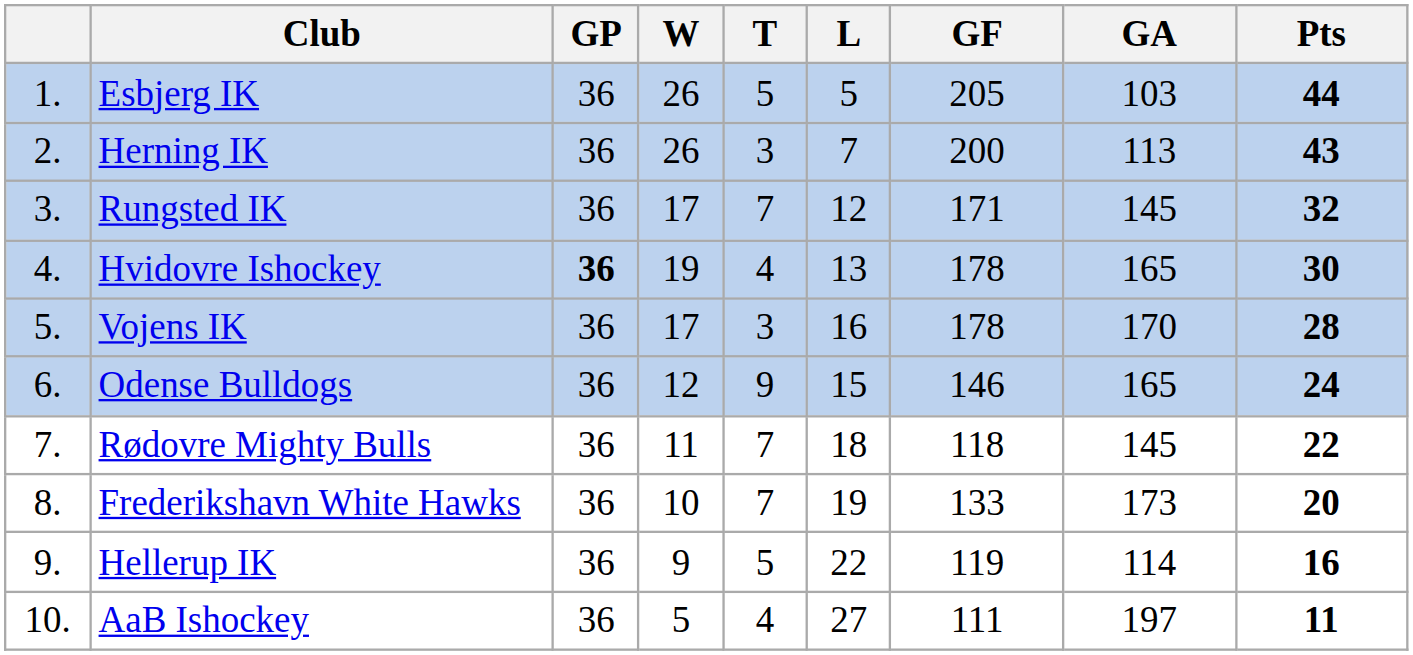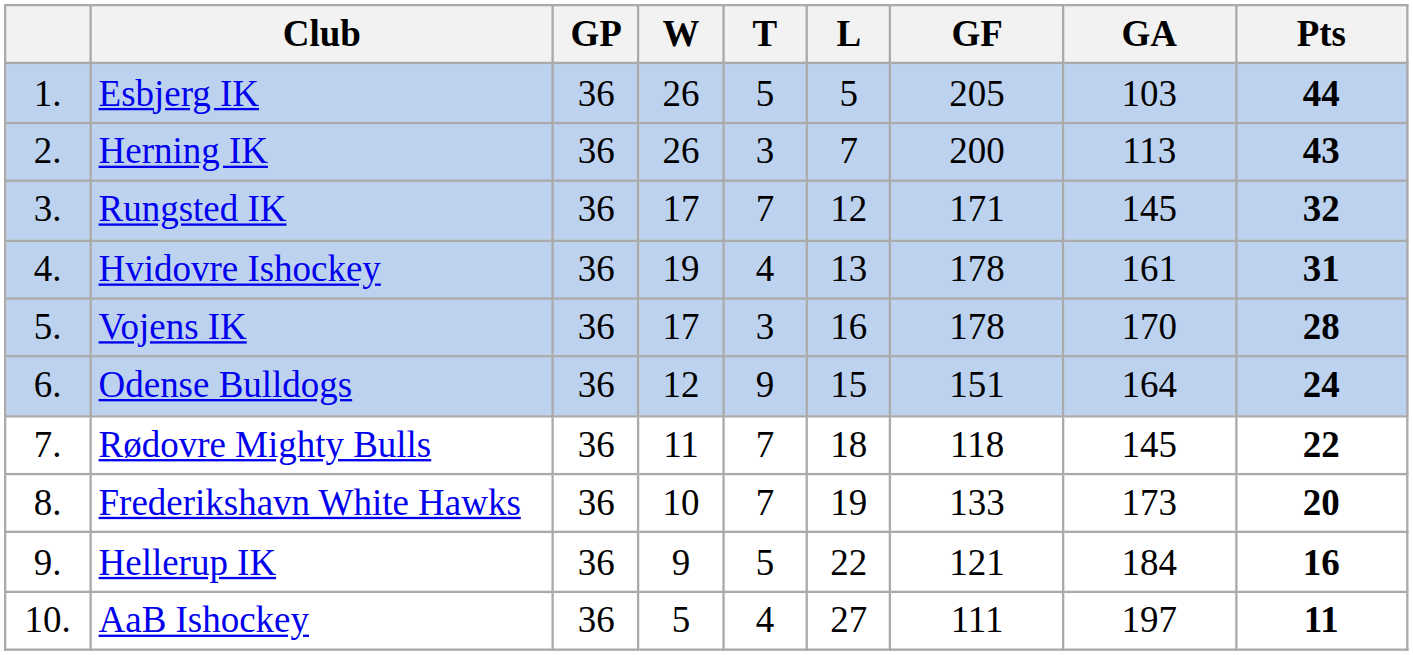(596, 268) bold -> (596, 268) normal
(1149, 268) 165 -> (1149, 268) 161
(1321, 268) 30 -> (1321, 268) 31
(977, 385) 146 -> (977, 385) 151
(1149, 385) 165 -> (1149, 385) 164
(977, 561) 119 -> (977, 561) 121
(1149, 561) 114 -> (1149, 561) 184
